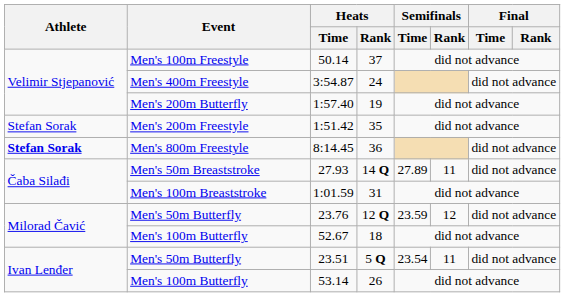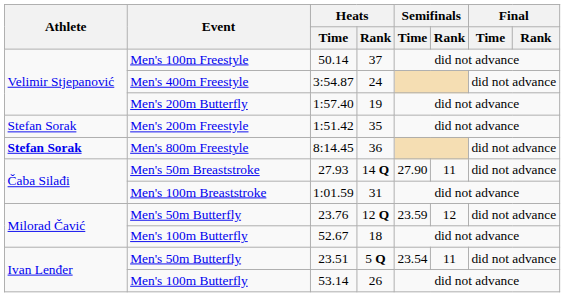(413, 170) 27.89 -> (413, 170) 27.90
